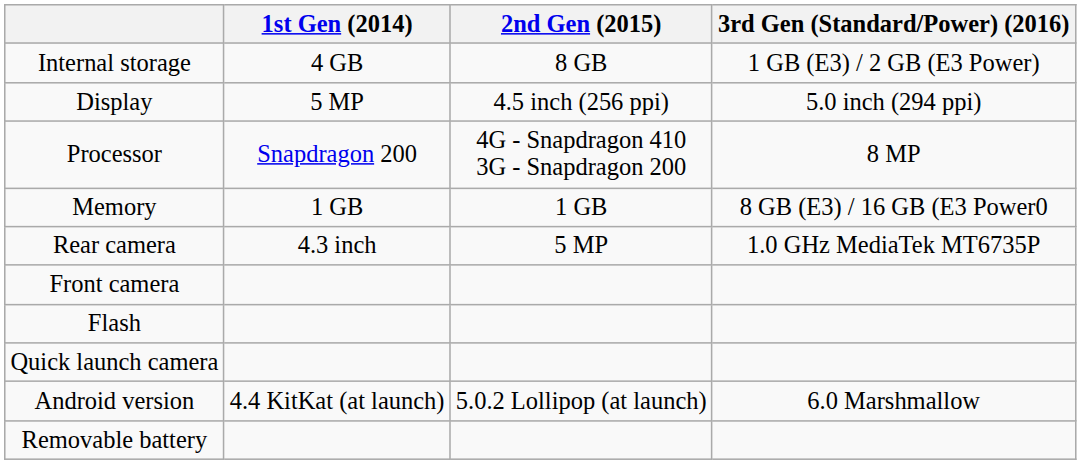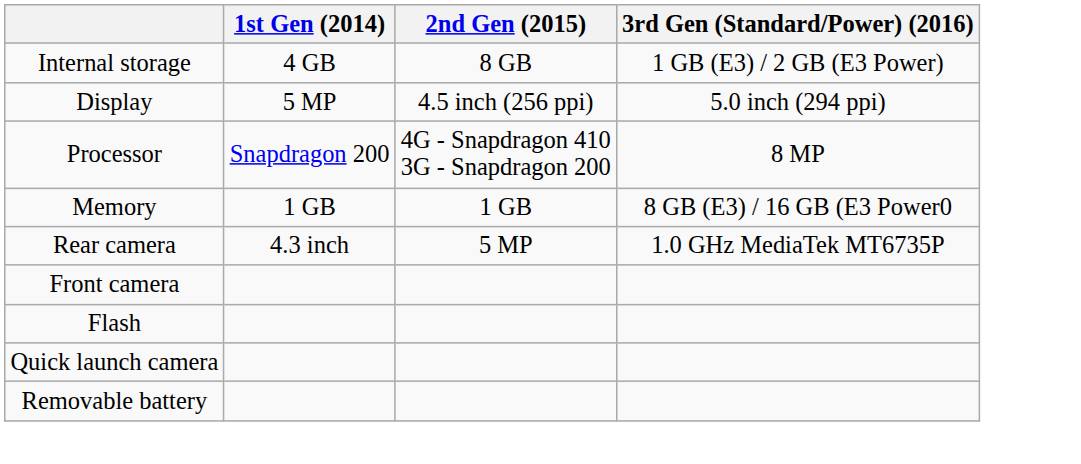- row: (114, 400)
